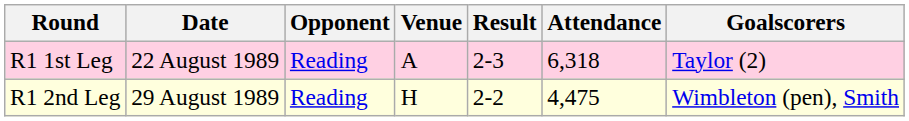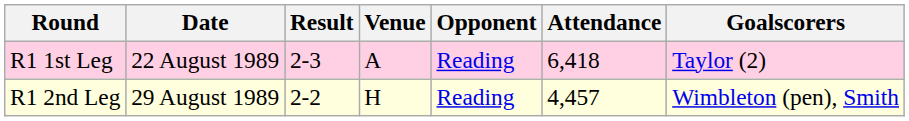columns swapped: (340, 23) <-> (505, 23)
(574, 60) 6,318 -> (574, 60) 6,418
(574, 97) 4,475 -> (574, 97) 4,457
